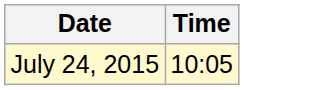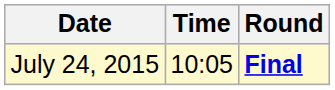+ column: (284, 24)
